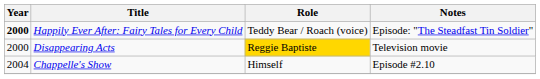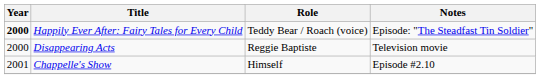(282, 47) gold background -> (282, 47) no background
(18, 64) 2004 -> (18, 64) 2001
